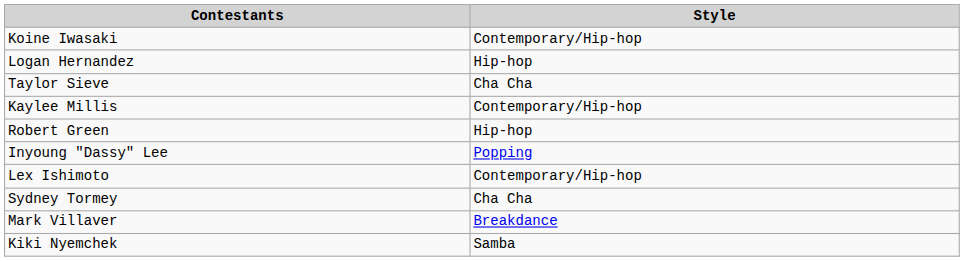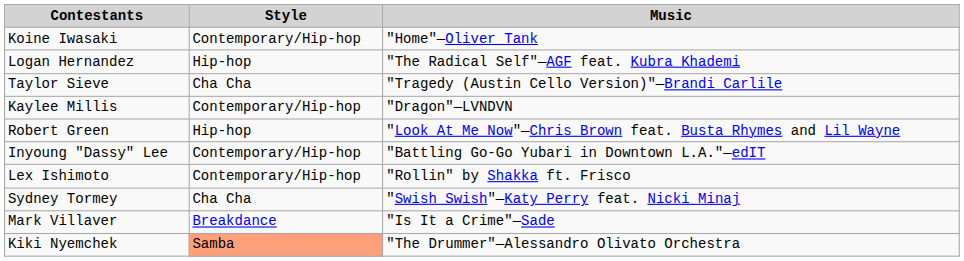+ column: (671, 16)
(503, 153) Popping -> (277, 153) Contemporary/Hip-hop
(494, 245) no background -> (213, 245) lightsalmon background
